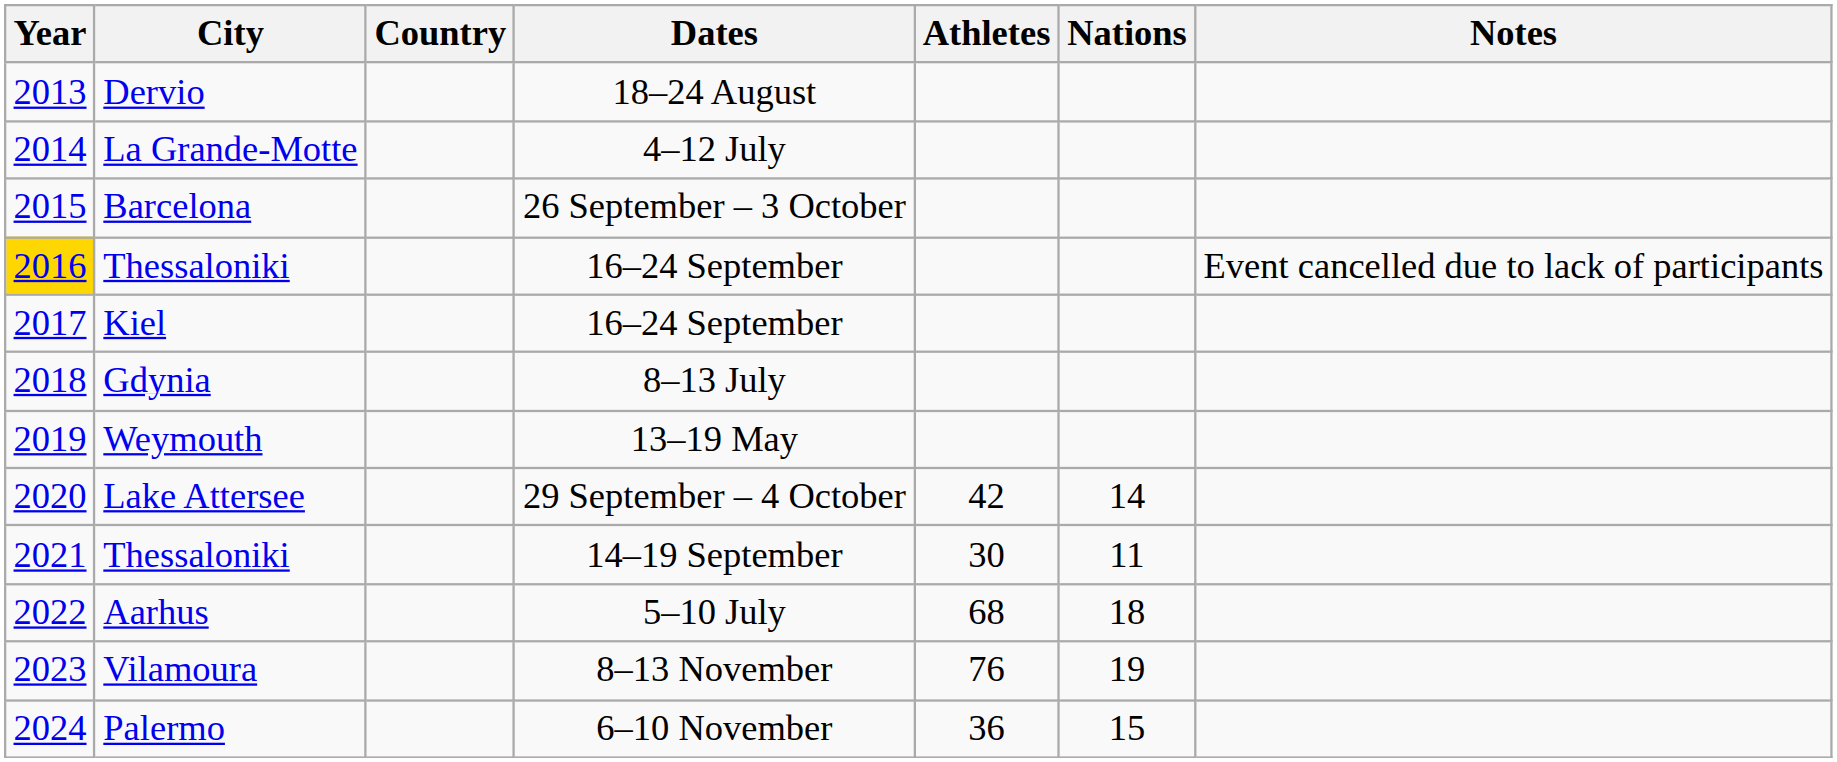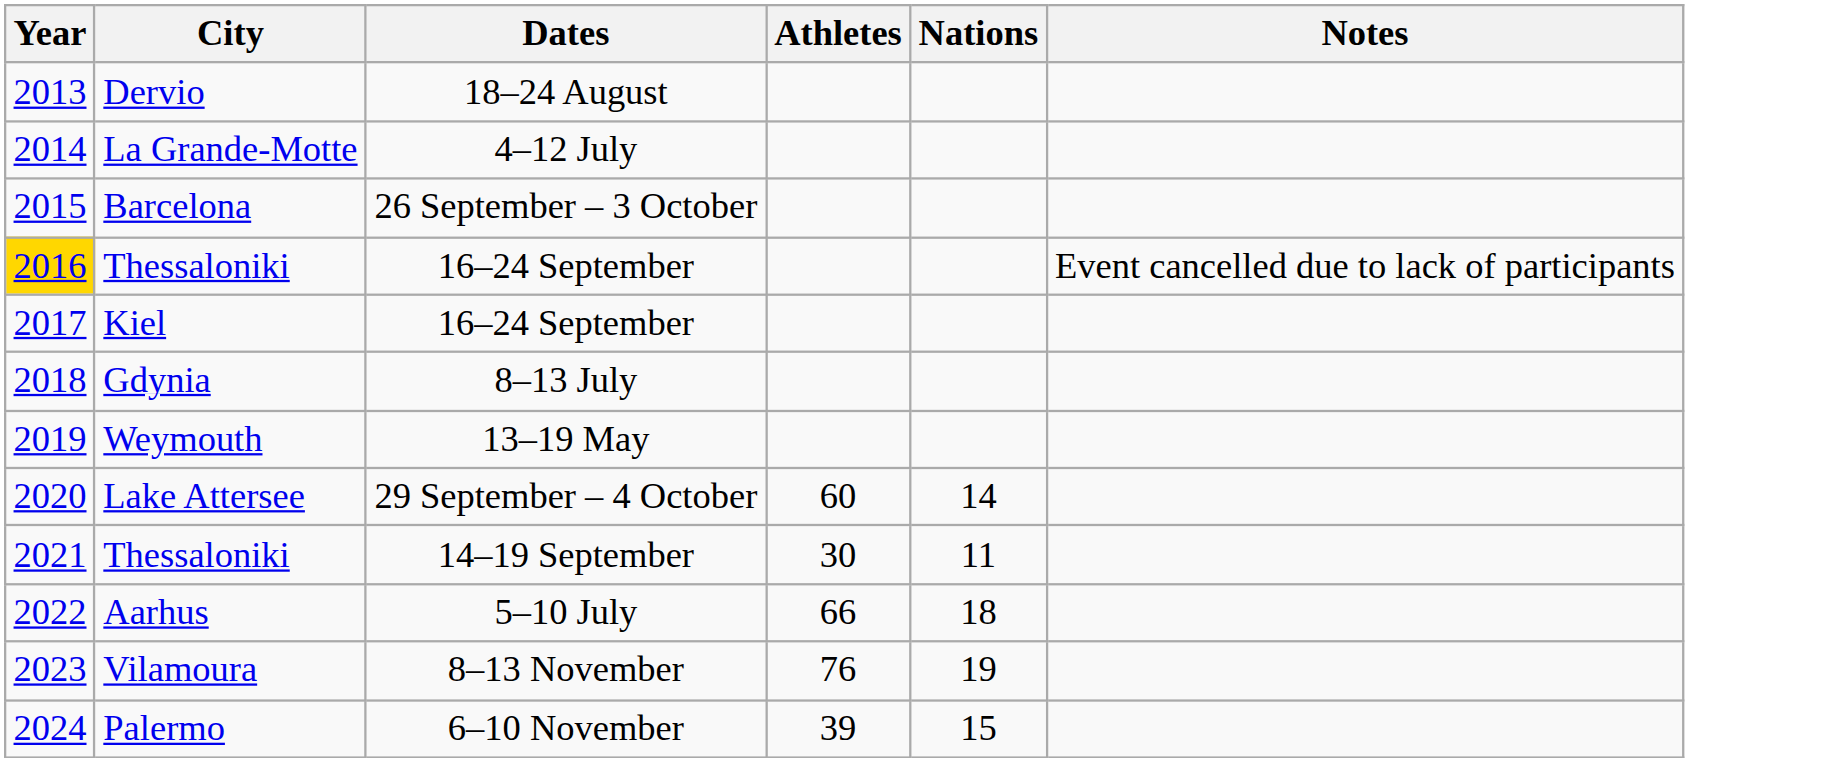- column: (440, 33)
(987, 496) 42 -> (838, 496) 60
(987, 611) 68 -> (838, 611) 66
(987, 727) 36 -> (838, 727) 39
